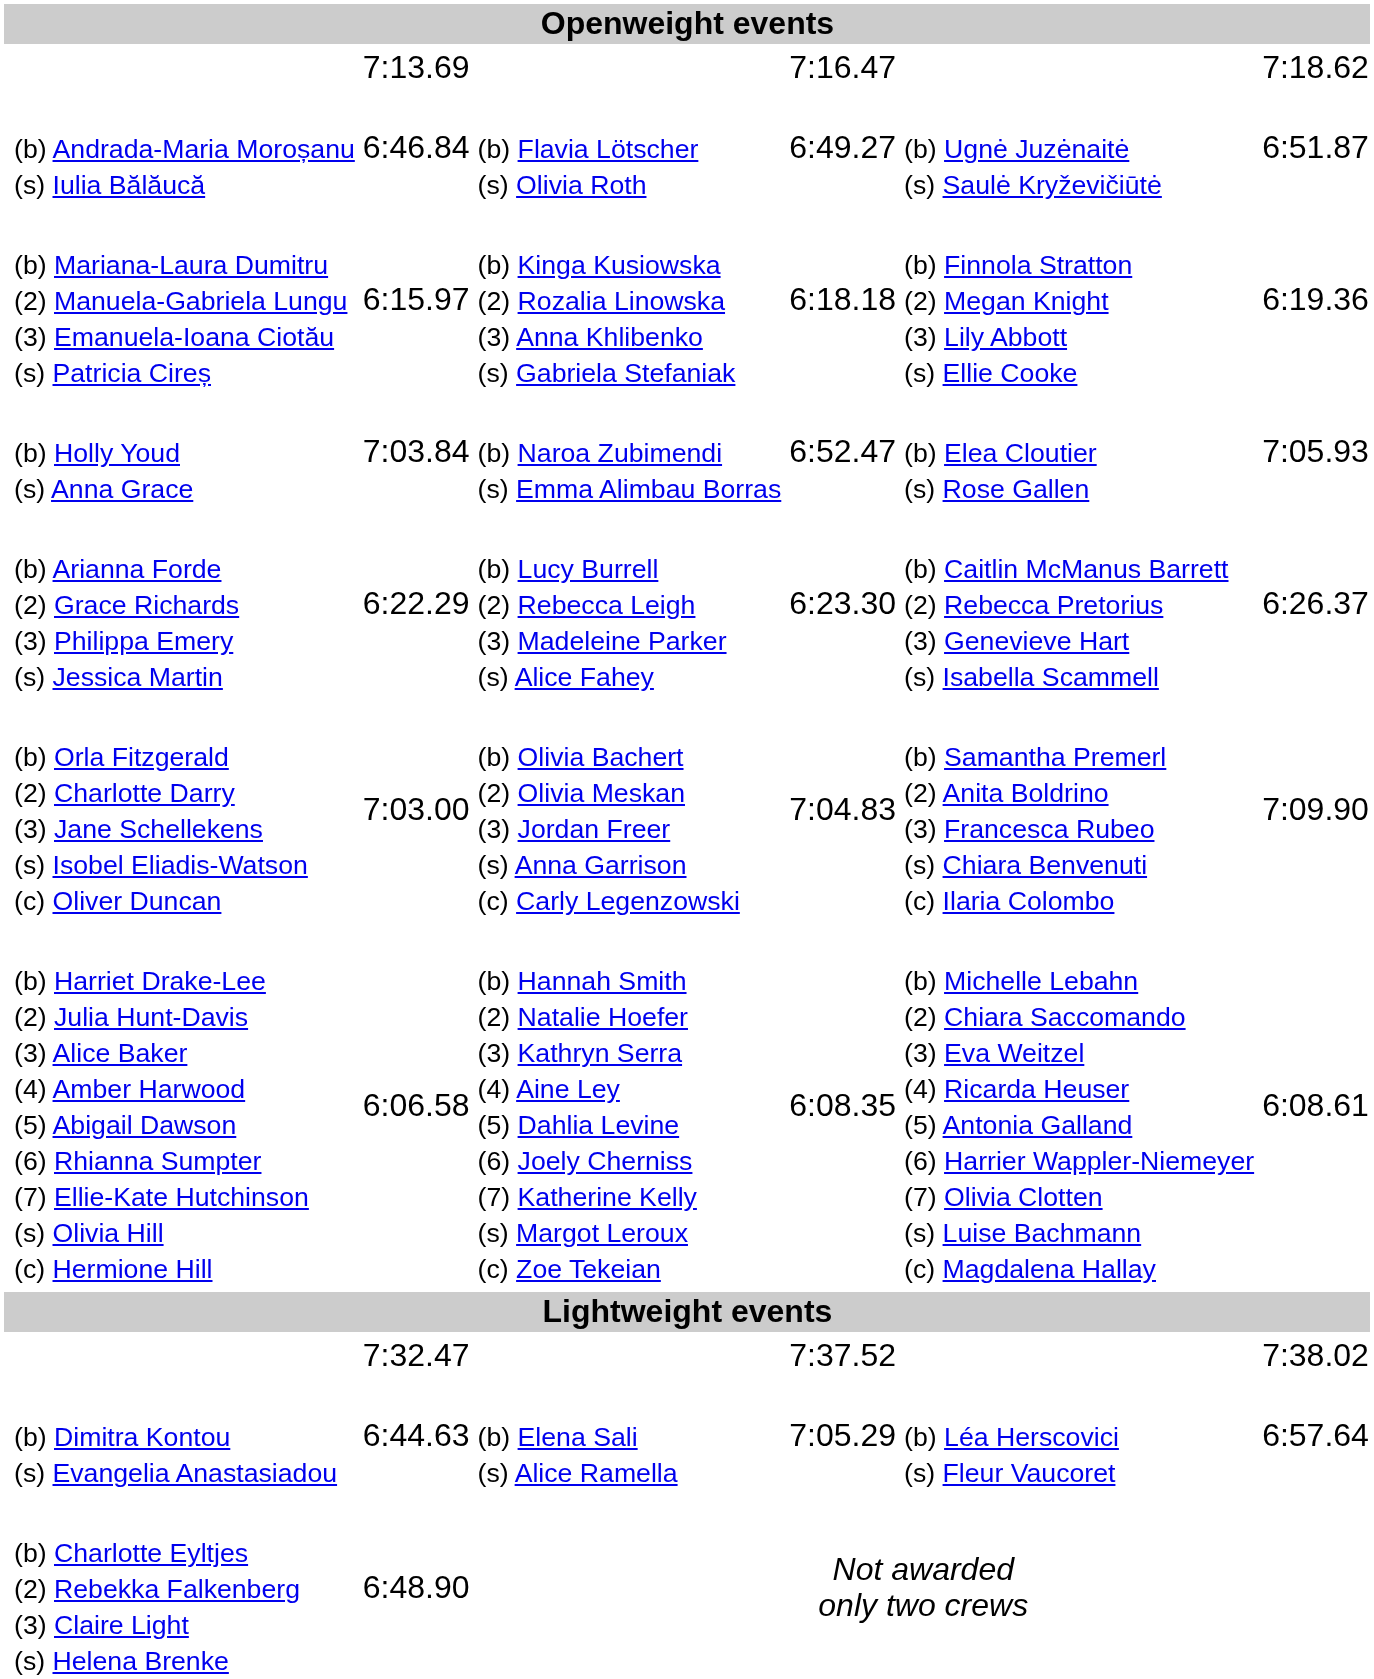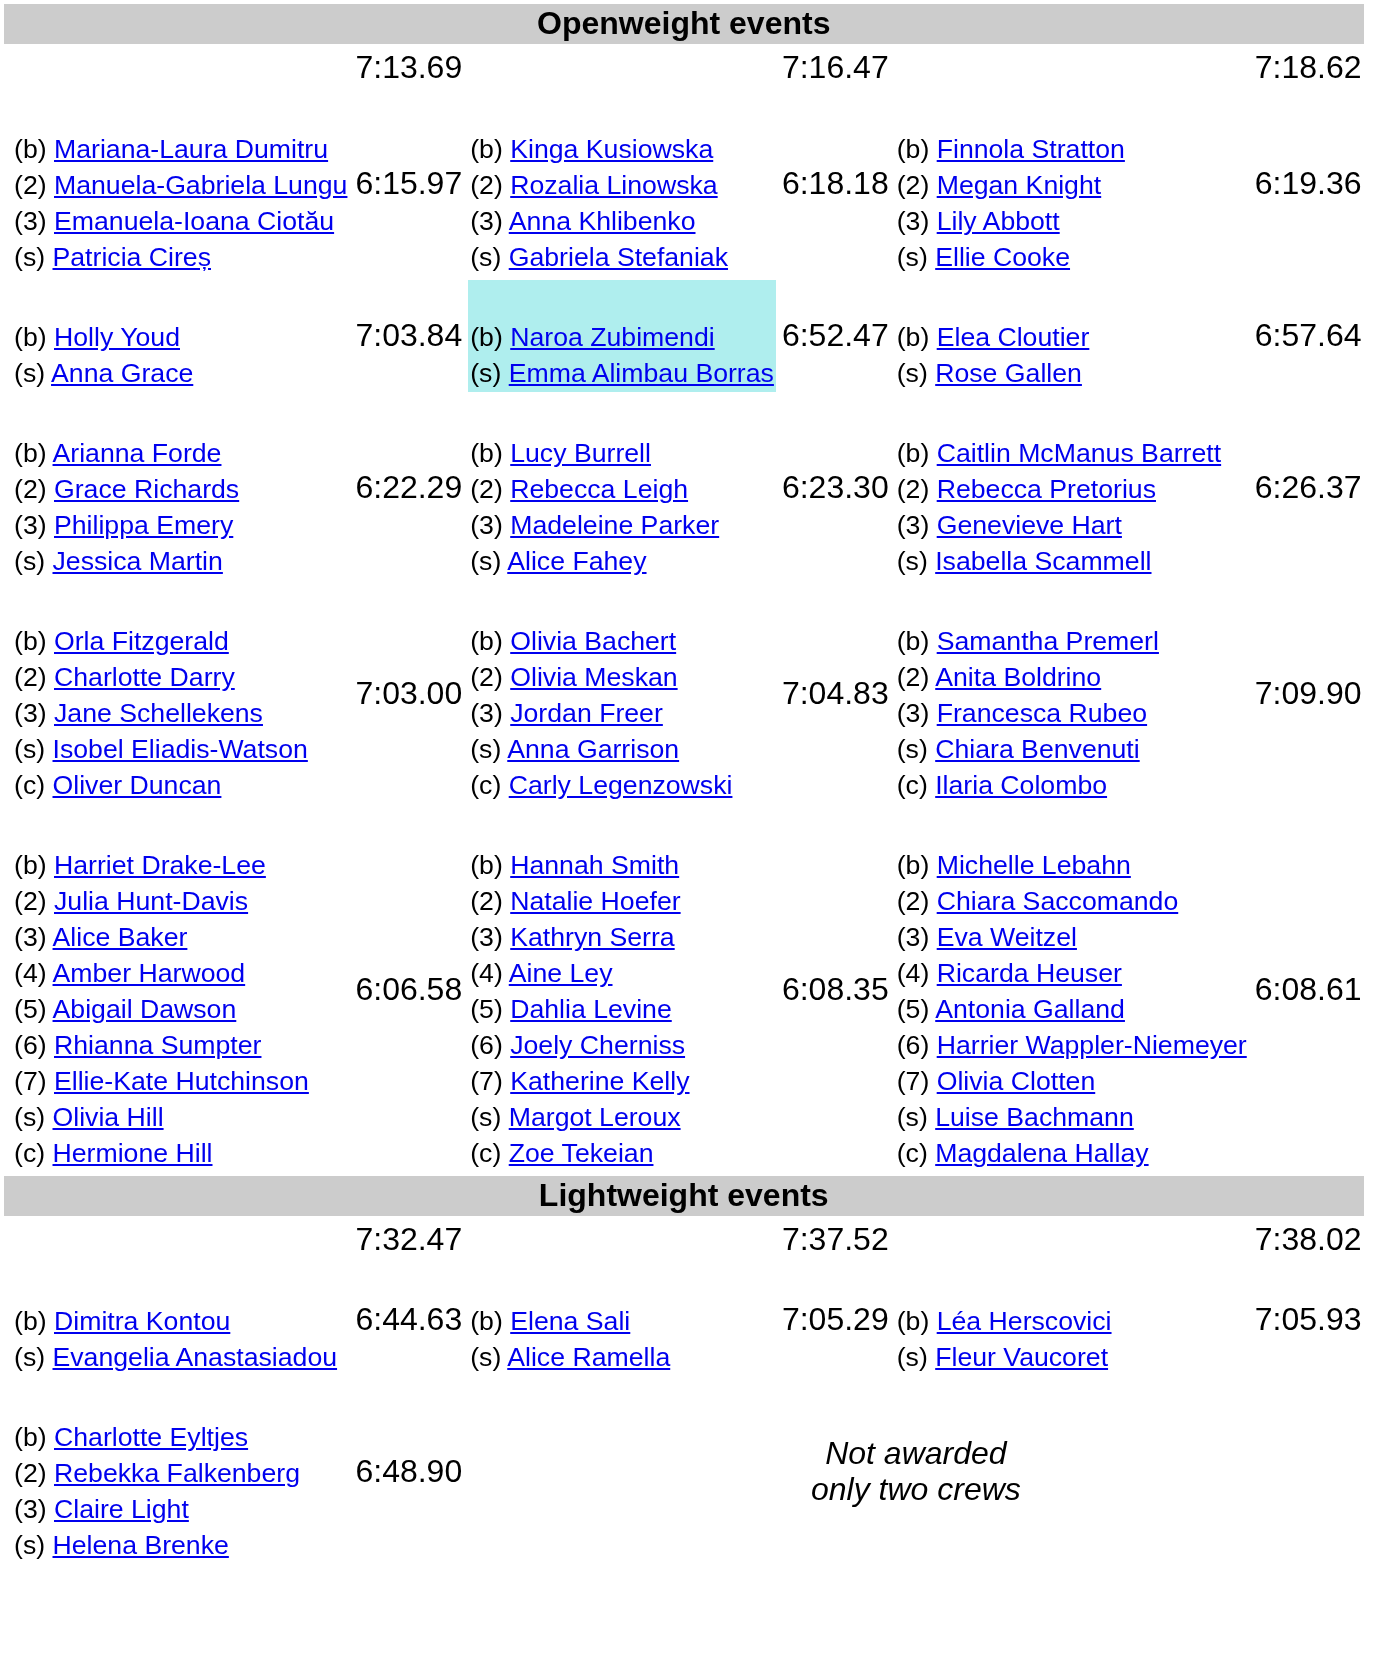- row: (184, 167)
(629, 471) no background -> (622, 355) paleturquoise background
(1316, 451) 7:05.93 -> (1308, 335) 6:57.64
(1316, 1435) 6:57.64 -> (1308, 1319) 7:05.93
